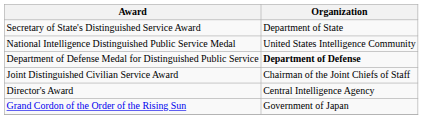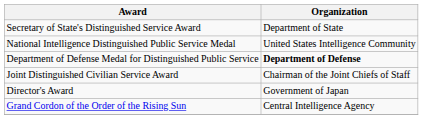(319, 91) Central Intelligence Agency -> (306, 91) Government of Japan
(306, 106) Government of Japan -> (319, 106) Central Intelligence Agency
